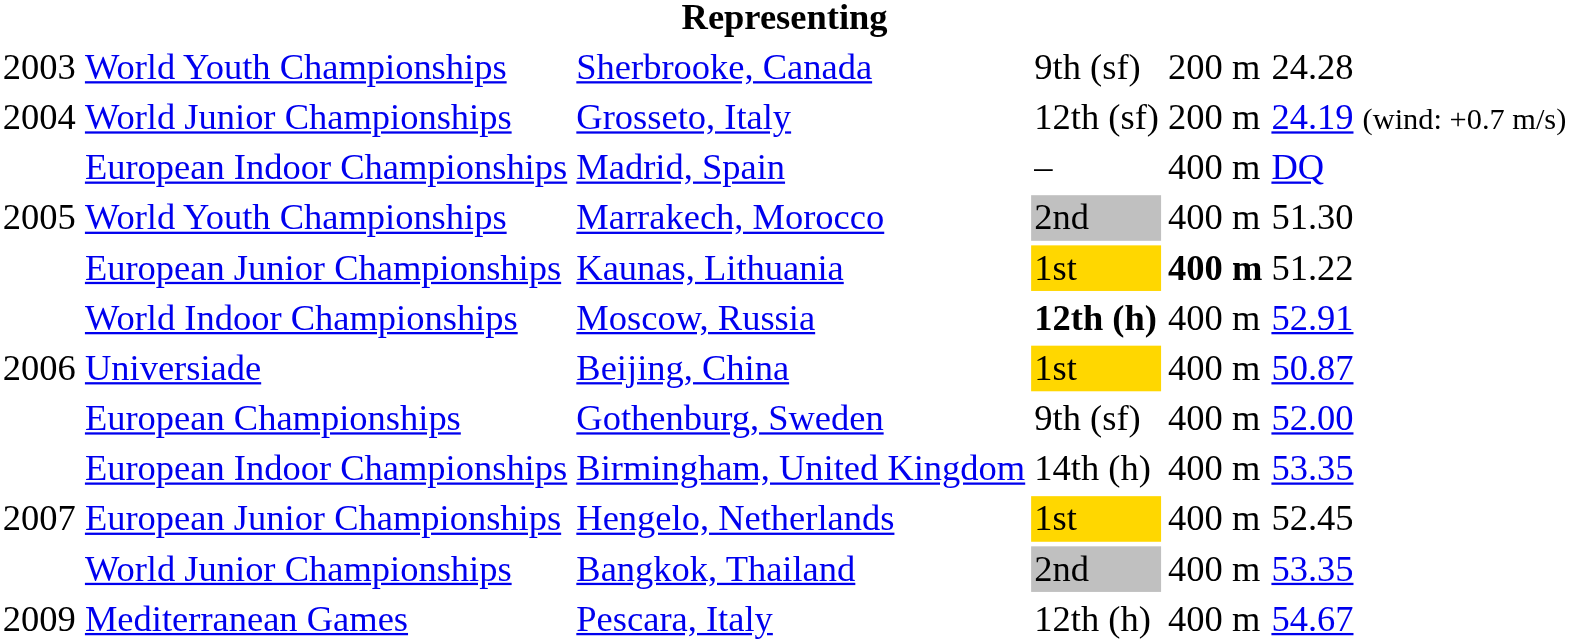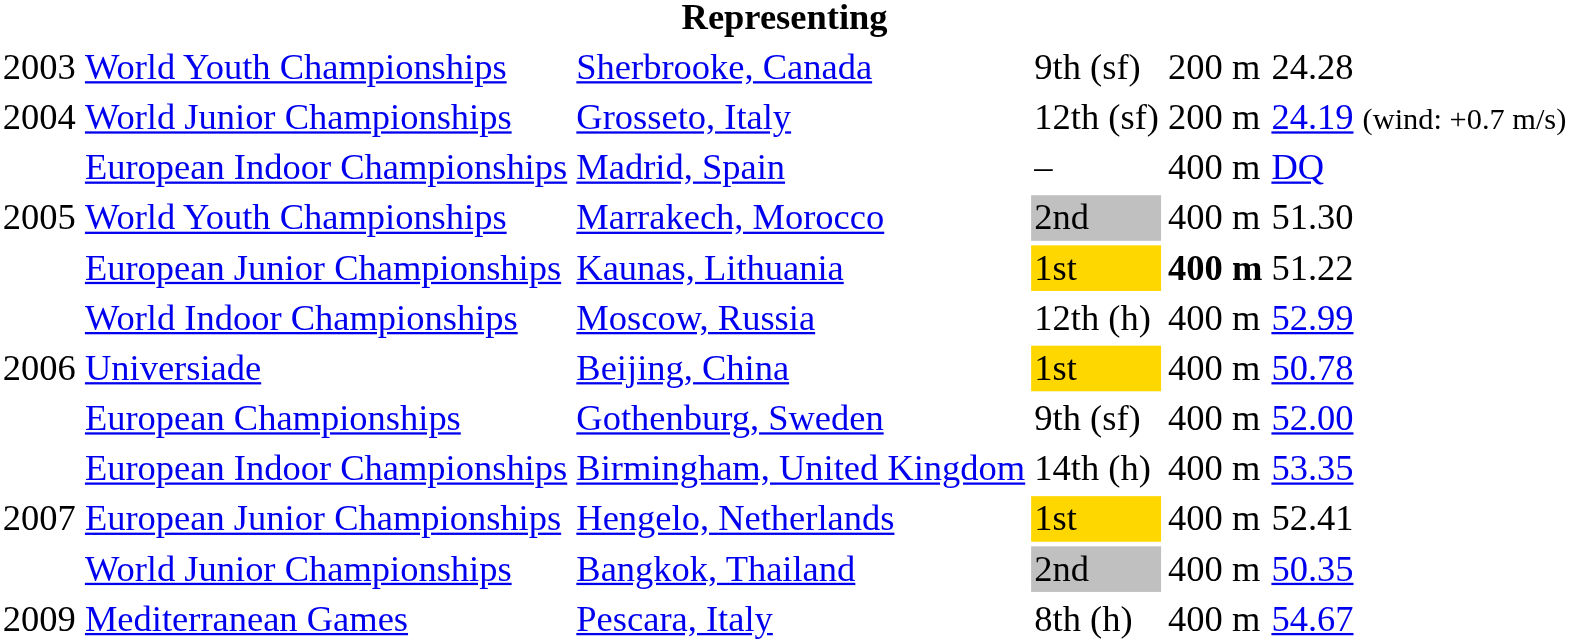(1096, 317) bold -> (1093, 317) normal
(1312, 317) 52.91 -> (1312, 317) 52.99
(1312, 367) 50.87 -> (1312, 367) 50.78
(1312, 518) 52.45 -> (1312, 518) 52.41
(1312, 568) 53.35 -> (1312, 568) 50.35
(1093, 618) 12th (h) -> (1083, 618) 8th (h)
